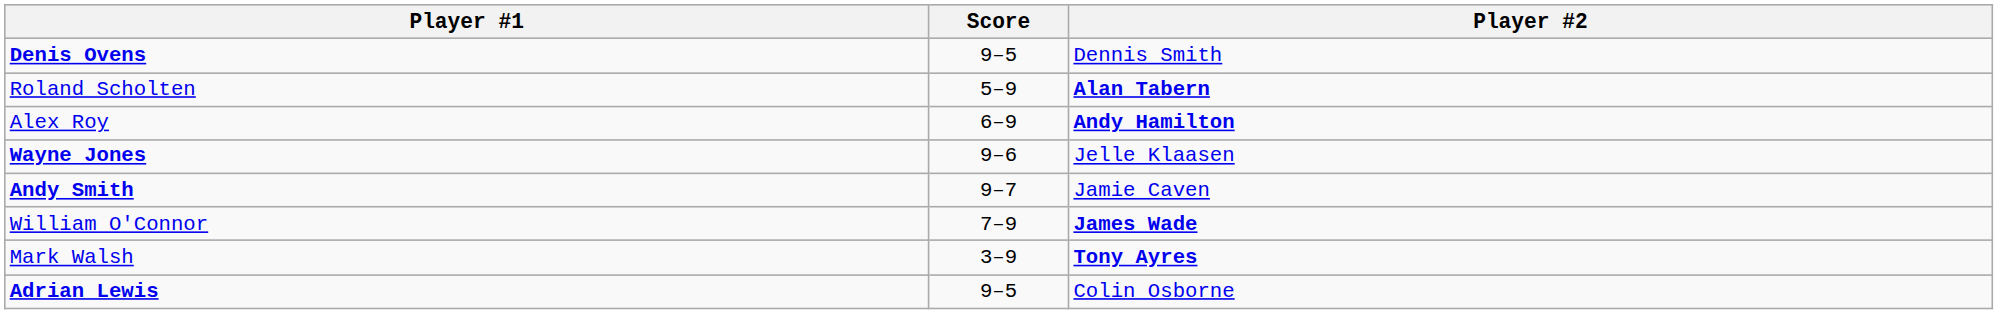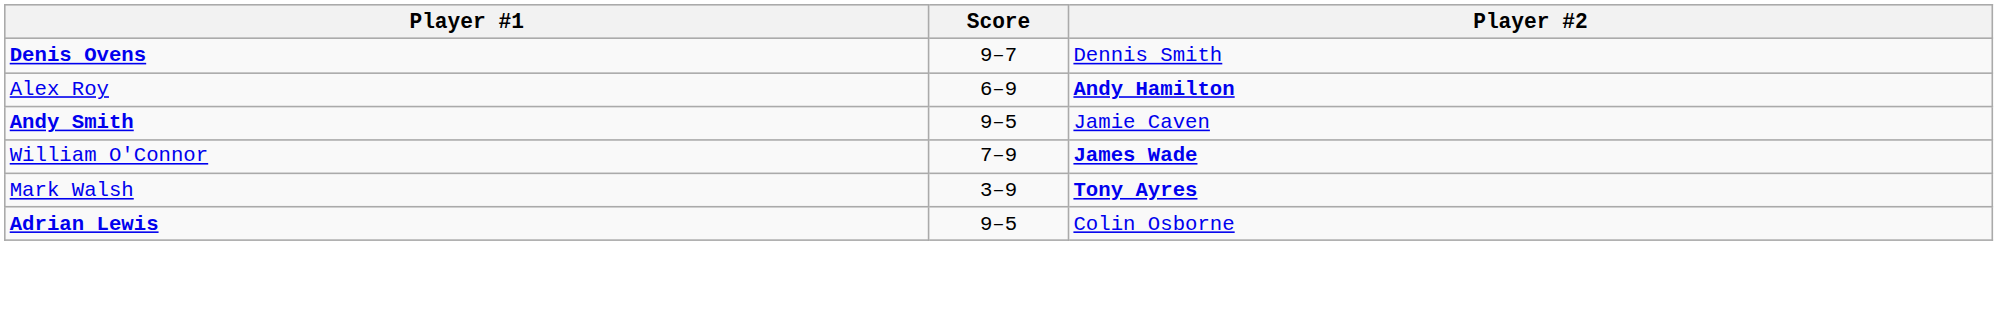(999, 56) 9–5 -> (999, 56) 9–7
- row: (103, 89)
- row: (78, 157)
(999, 190) 9–7 -> (999, 123) 9–5
